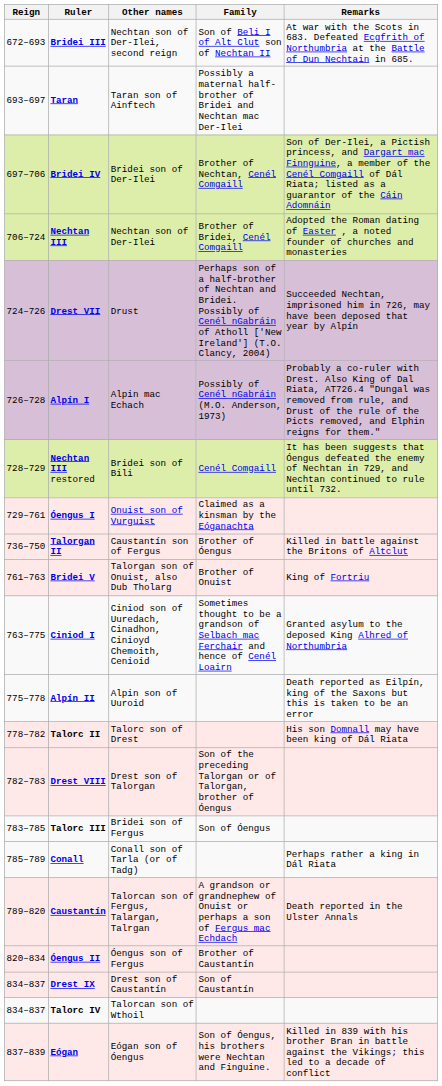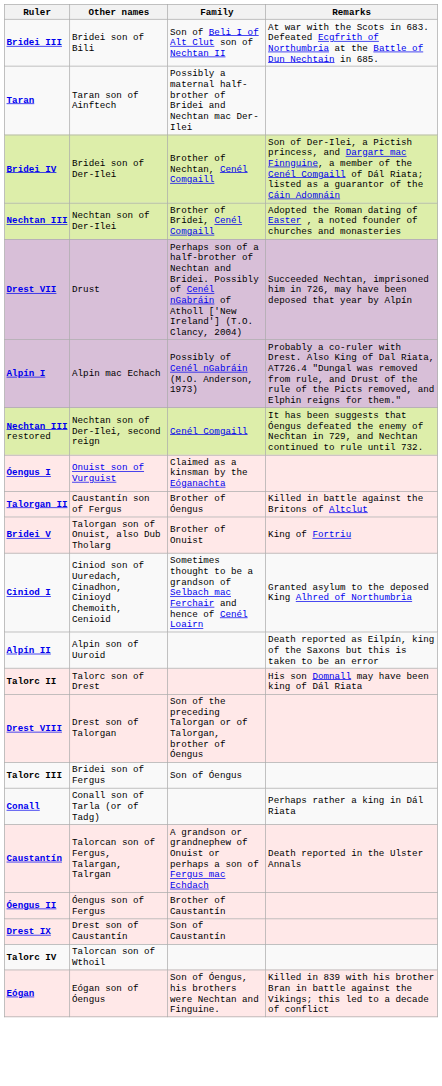- column: (26, 12)
(150, 43) Nechtan son of Der-Ilei, second reign -> (108, 43) Bridei son of Bili
(147, 469) Bridei son of Bili -> (116, 431) Nechtan son of Der-Ilei, second reign
